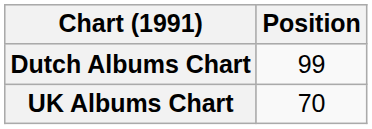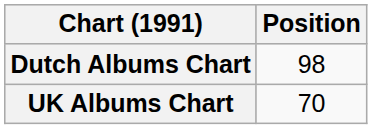(312, 63) 99 -> (312, 63) 98
